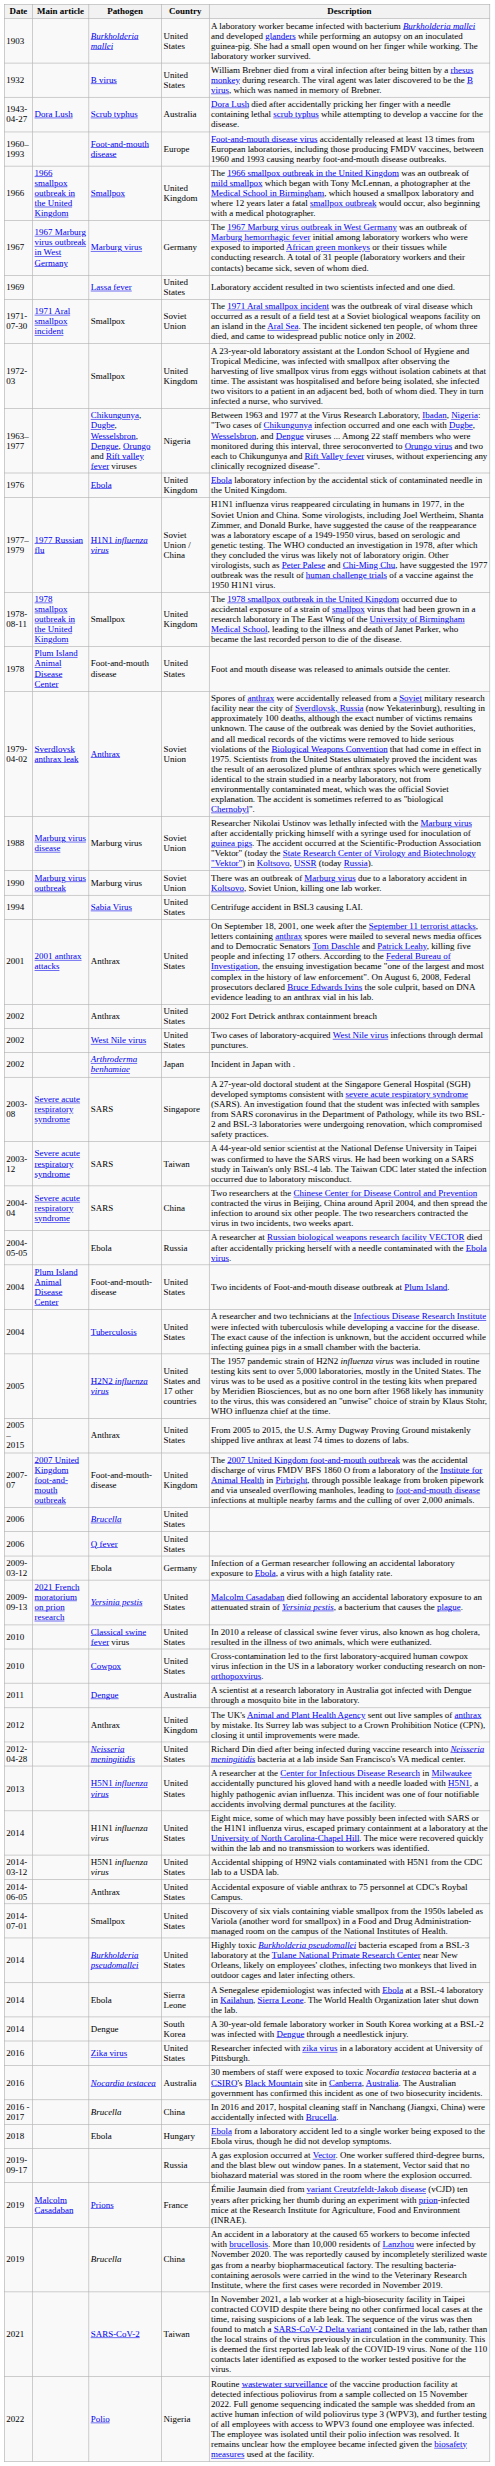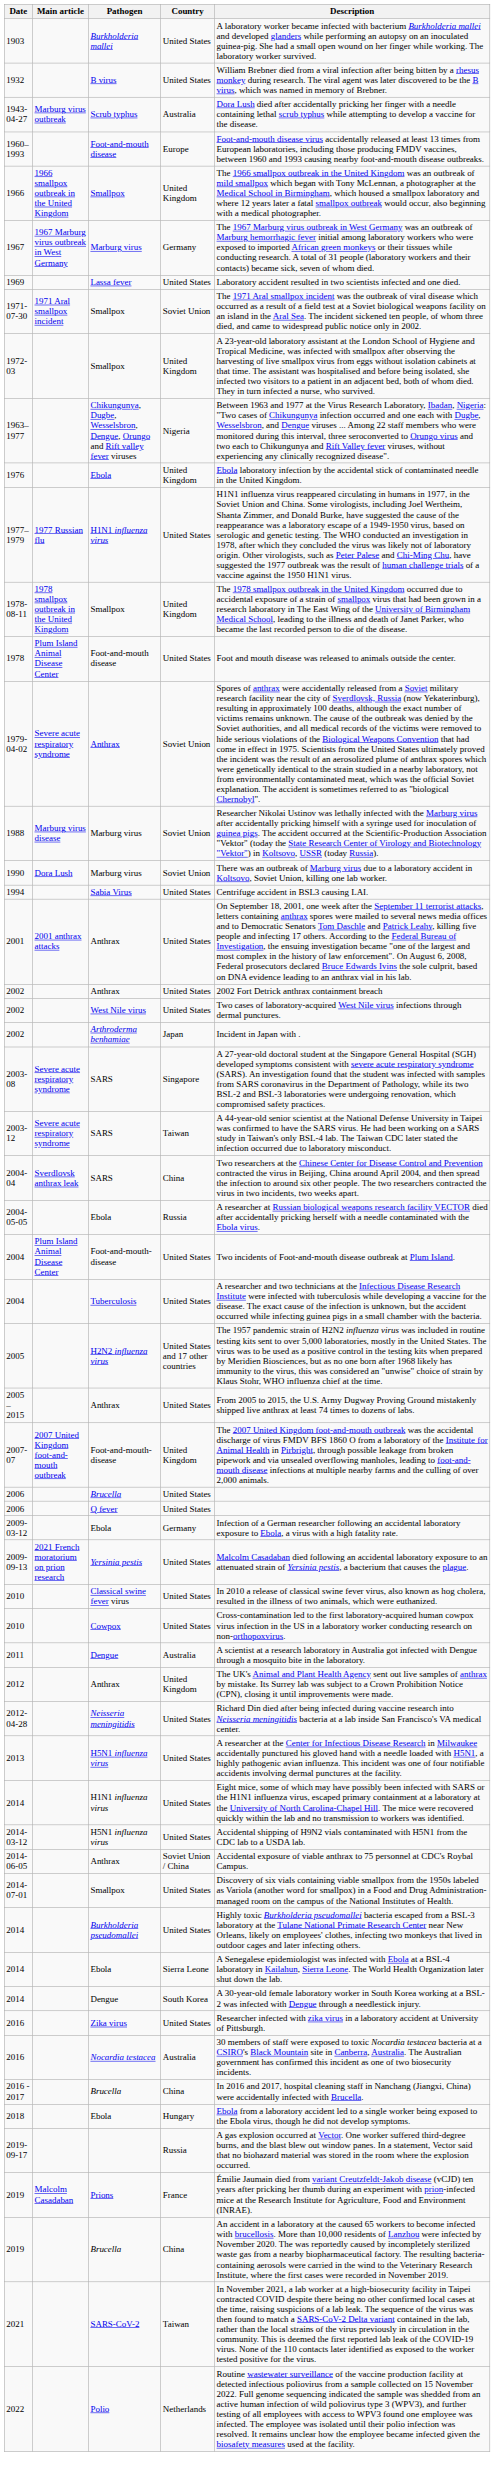(54, 114) Dora Lush -> (60, 114) Marburg virus outbreak
(177, 545) Soviet Union / China -> (187, 534) United States
(57, 753) Sverdlovsk anthrax leak -> (57, 743) Severe acute respiratory syndrome
(60, 883) Marburg virus outbreak -> (54, 873) Dora Lush
(57, 1208) Severe acute respiratory syndrome -> (57, 1178) Sverdlovsk anthrax leak
(176, 1891) United States -> (187, 1861) Soviet Union / China
(177, 2419) Nigeria -> (184, 2409) Netherlands
